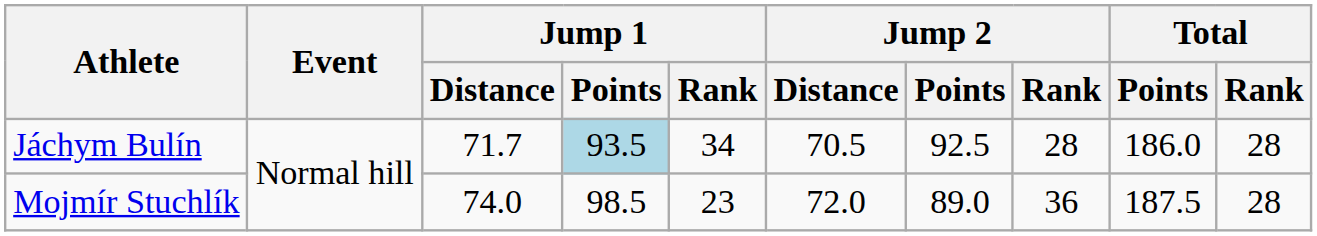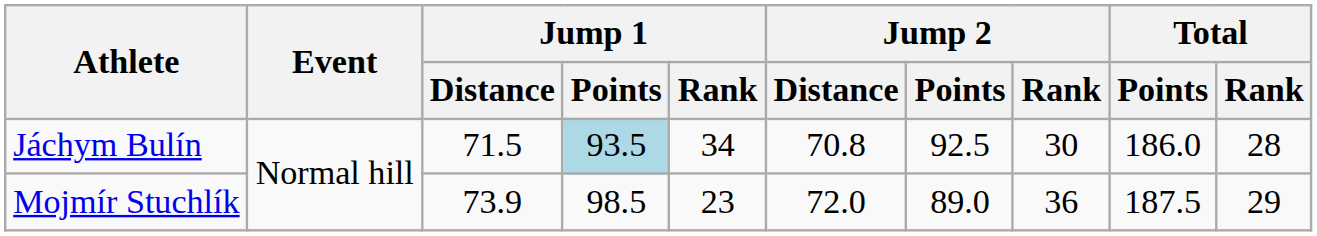(492, 145) 71.7 -> (492, 145) 71.5
(836, 145) 70.5 -> (836, 145) 70.8
(1061, 145) 28 -> (1061, 145) 30
(492, 201) 74.0 -> (492, 201) 73.9
(1264, 201) 28 -> (1264, 201) 29
